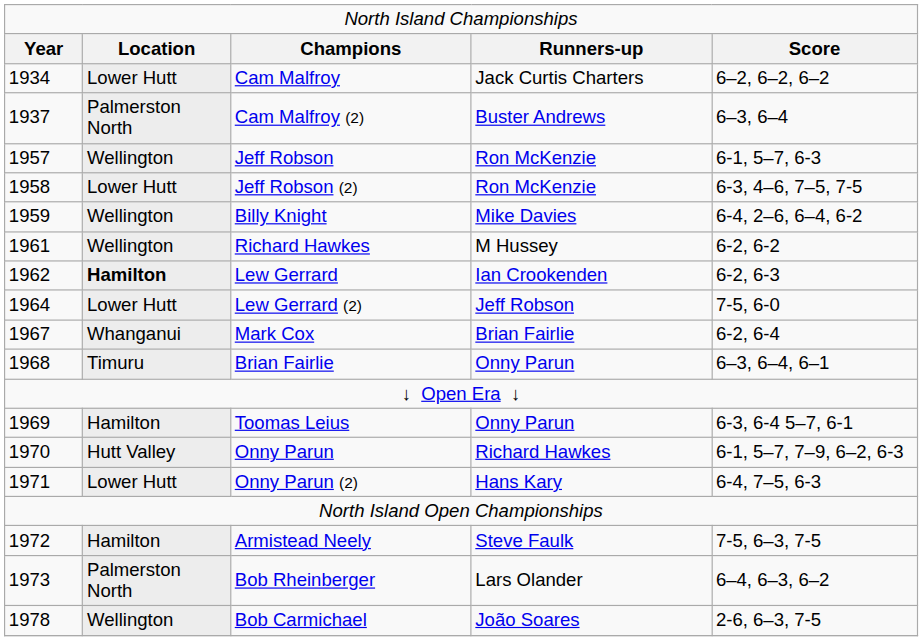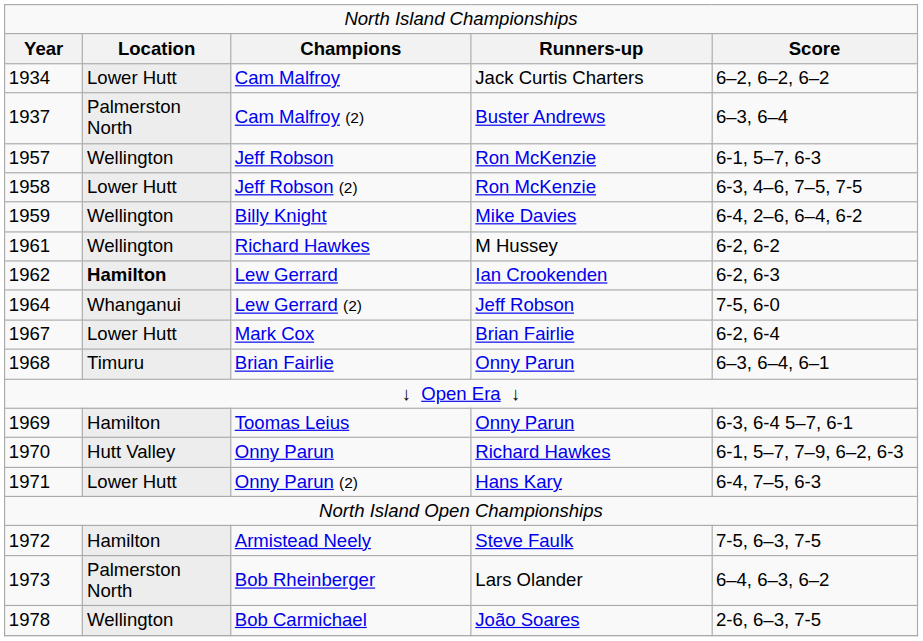(132, 305) Lower Hutt -> (134, 305) Whanganui
(134, 334) Whanganui -> (132, 334) Lower Hutt
